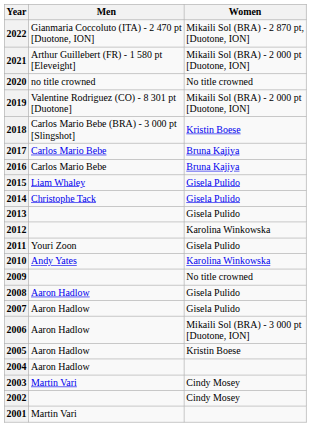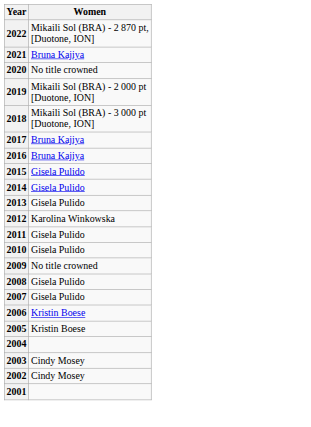- column: (106, 12)
(244, 60) Mikaili Sol (BRA) - 2 000 pt [Duotone, ION] -> (58, 54) Bruna Kajiya
(213, 130) Kristin Boese -> (89, 118) Mikaili Sol (BRA) - 3 000 pt [Duotone, ION]
(228, 261) Karolina Winkowska -> (58, 250) Gisela Pulido
(244, 330) Mikaili Sol (BRA) - 3 000 pt [Duotone, ION] -> (58, 313) Kristin Boese
